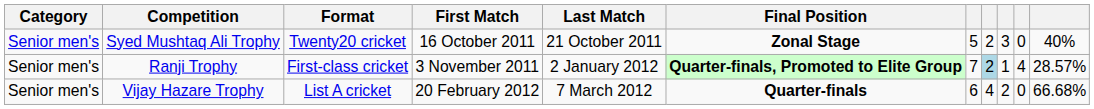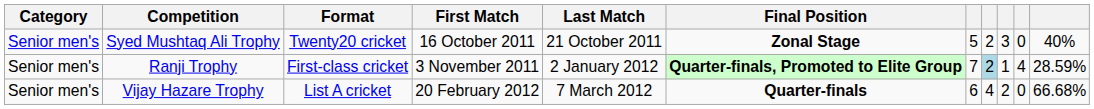(1060, 66) 28.57% -> (1060, 66) 28.59%
